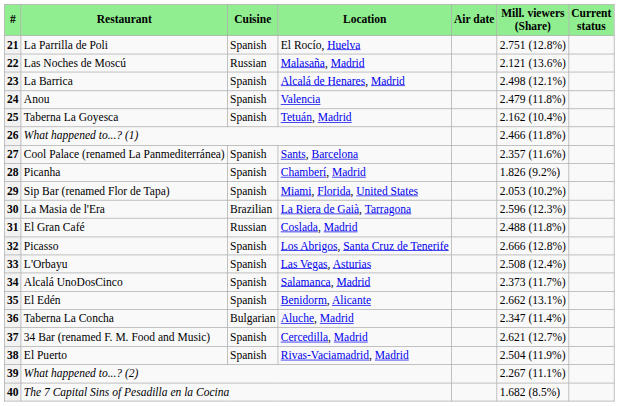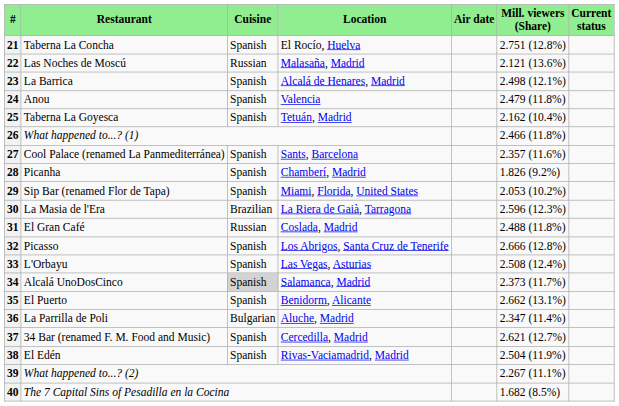(66, 44) La Parrilla de Poli -> (69, 44) Taberna La Concha
(248, 282) no background -> (248, 282) lightgrey background
(42, 300) El Edén -> (45, 300) El Puerto
(69, 318) Taberna La Concha -> (66, 318) La Parrilla de Poli
(45, 355) El Puerto -> (42, 355) El Edén
